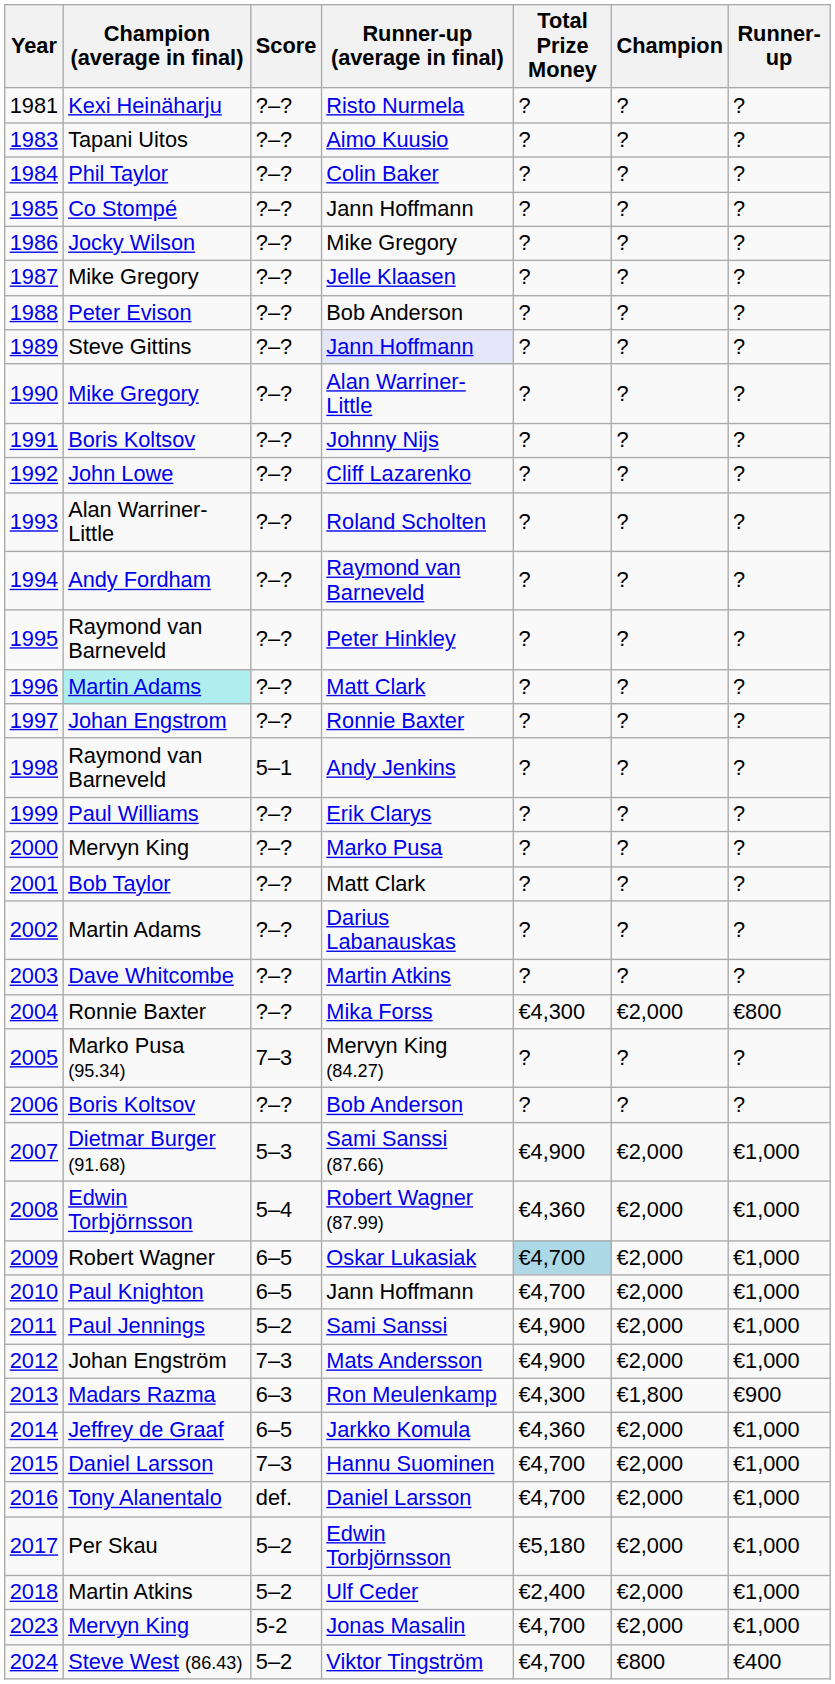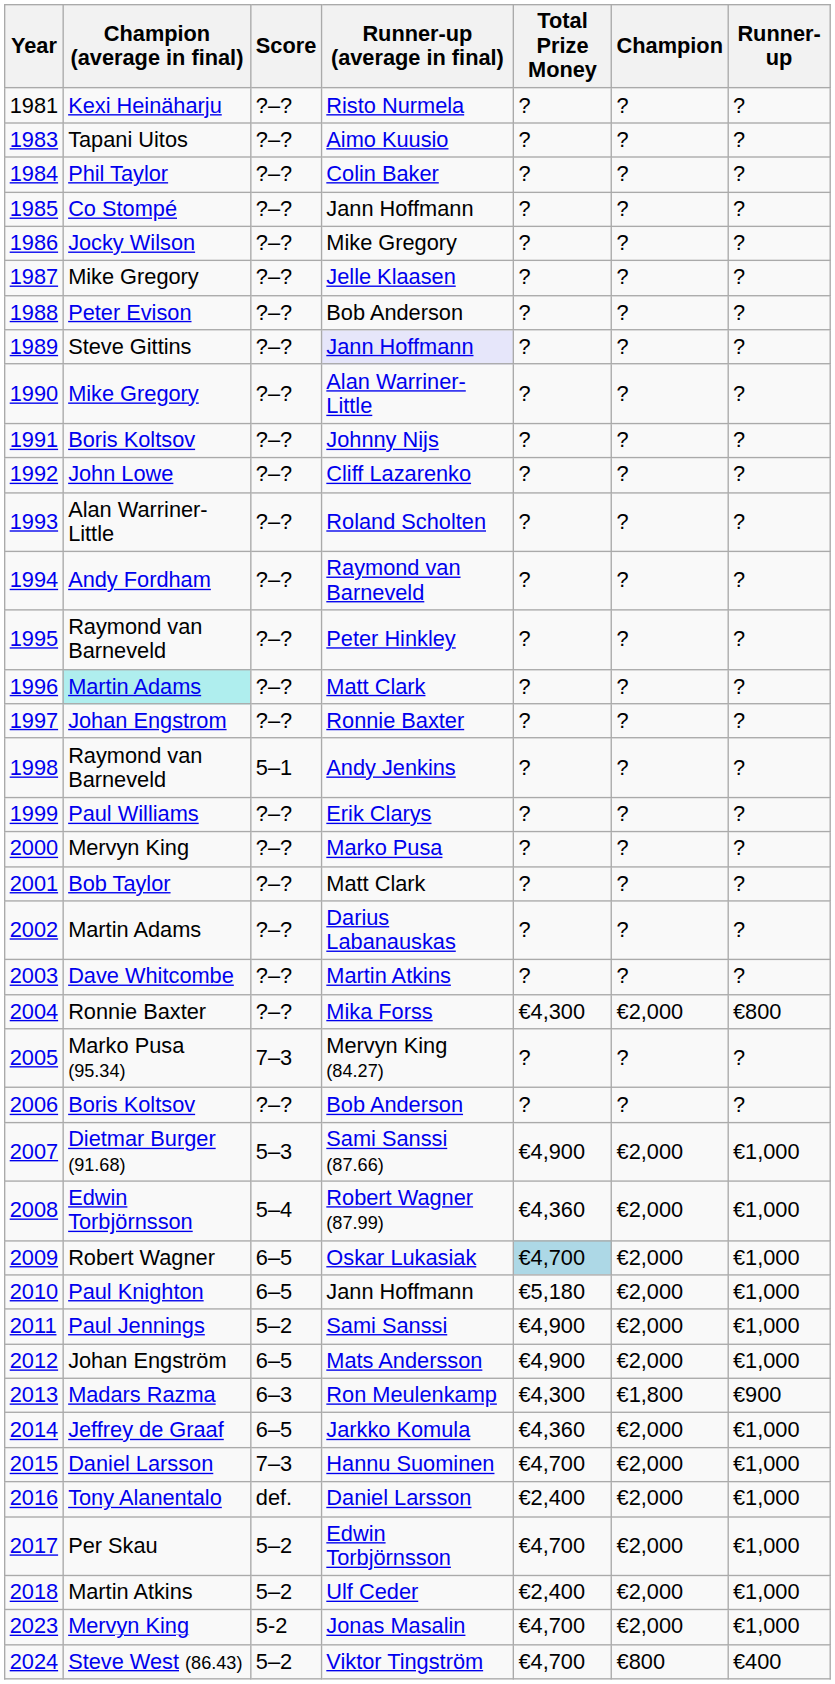(552, 1291) €4,700 -> (552, 1291) €5,180
(274, 1360) 7–3 -> (274, 1360) 6–5
(552, 1498) €4,700 -> (552, 1498) €2,400
(552, 1545) €5,180 -> (552, 1545) €4,700
